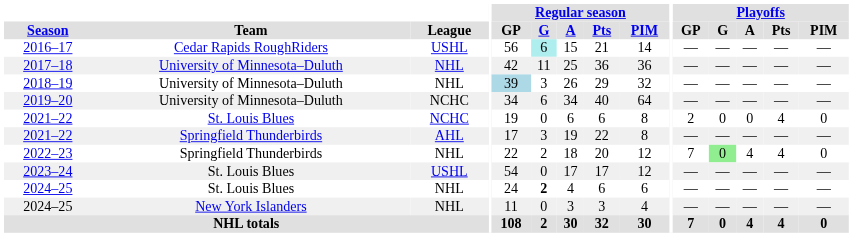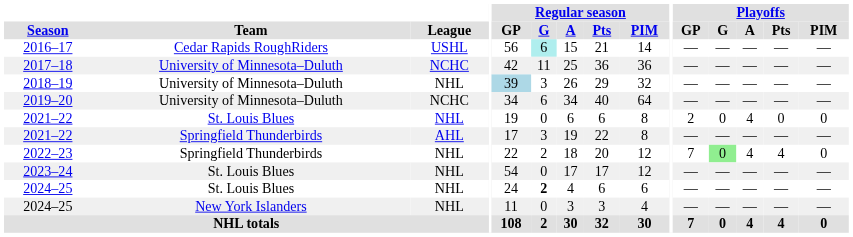(449, 65) NHL -> (449, 65) NCHC
(449, 118) NCHC -> (449, 118) NHL
(750, 118) 0 -> (750, 118) 4
(781, 118) 4 -> (781, 118) 0
(449, 171) USHL -> (449, 171) NHL
